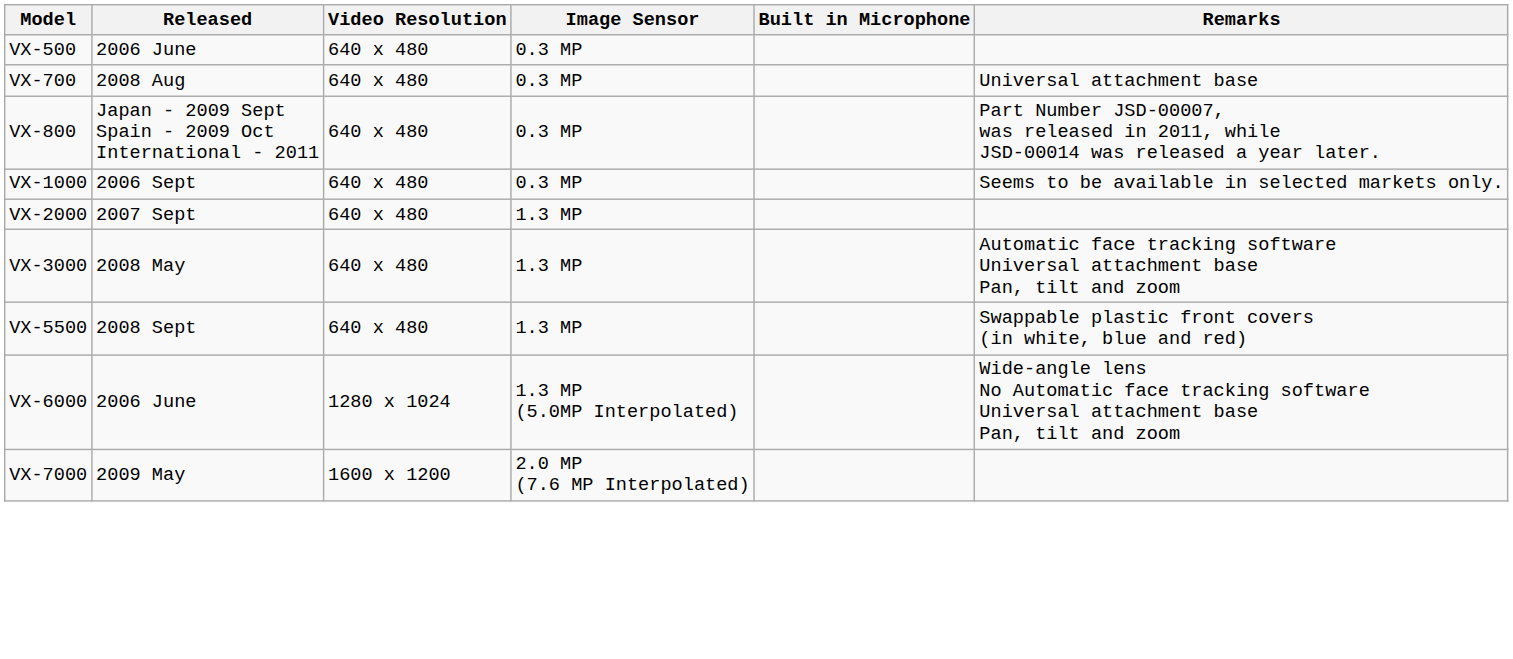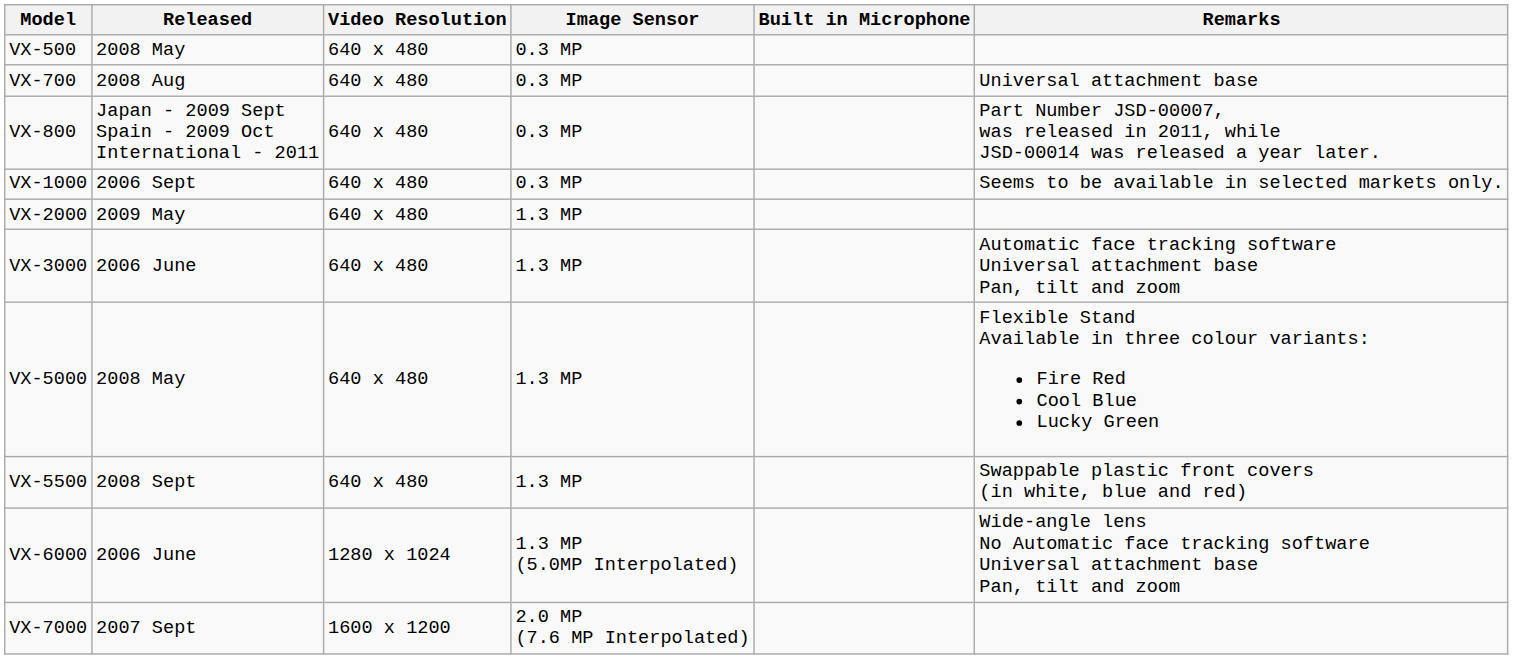(146, 50) 2006 June -> (141, 50) 2008 May
(146, 214) 2007 Sept -> (141, 214) 2009 May
(141, 266) 2008 May -> (146, 266) 2006 June
+ row: (48, 379)
(141, 475) 2009 May -> (146, 628) 2007 Sept
